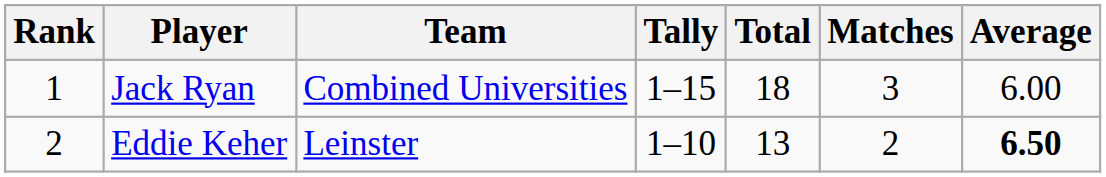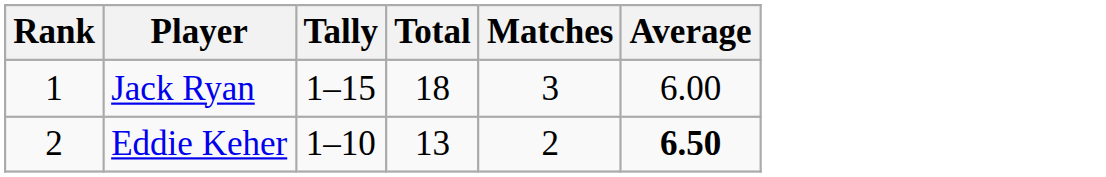- column: (465, 32)
